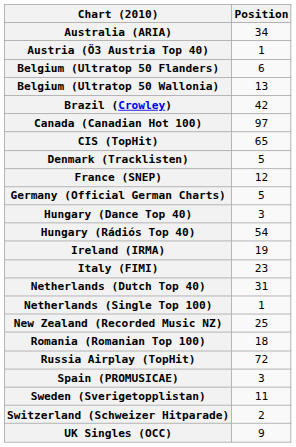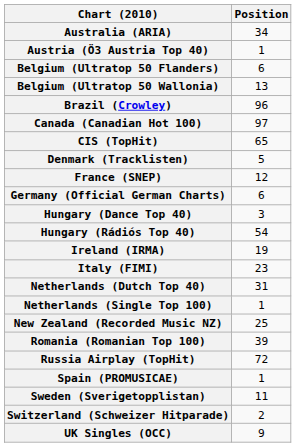(261, 105) 42 -> (261, 105) 96
(261, 196) 5 -> (261, 196) 6
(261, 342) 18 -> (261, 342) 39
(261, 378) 3 -> (261, 378) 1
